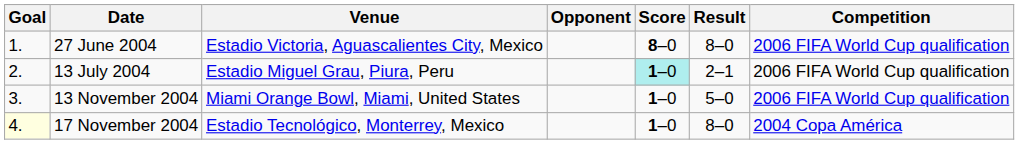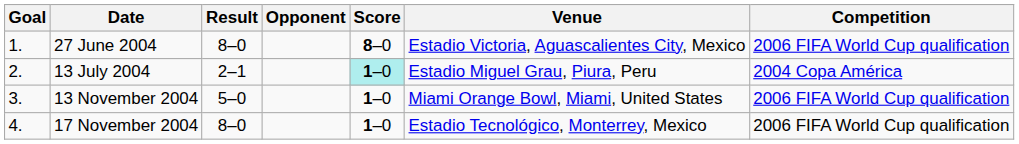columns swapped: (374, 17) <-> (719, 17)
(881, 71) 2006 FIFA World Cup qualification -> (828, 71) 2004 Copa América
(16, 125) lightyellow background -> (16, 125) no background
(828, 125) 2004 Copa América -> (881, 125) 2006 FIFA World Cup qualification
